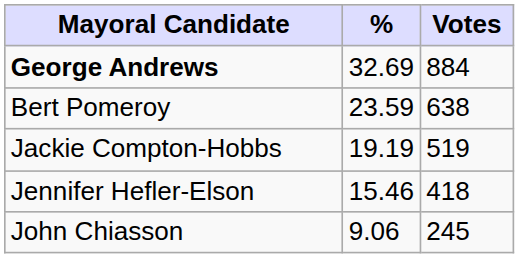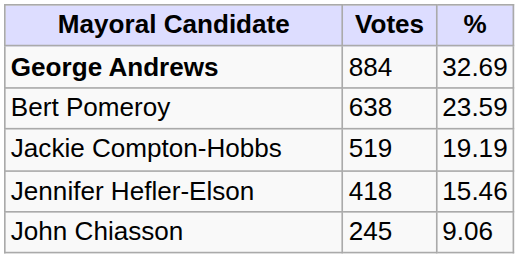columns swapped: (467, 25) <-> (381, 25)
